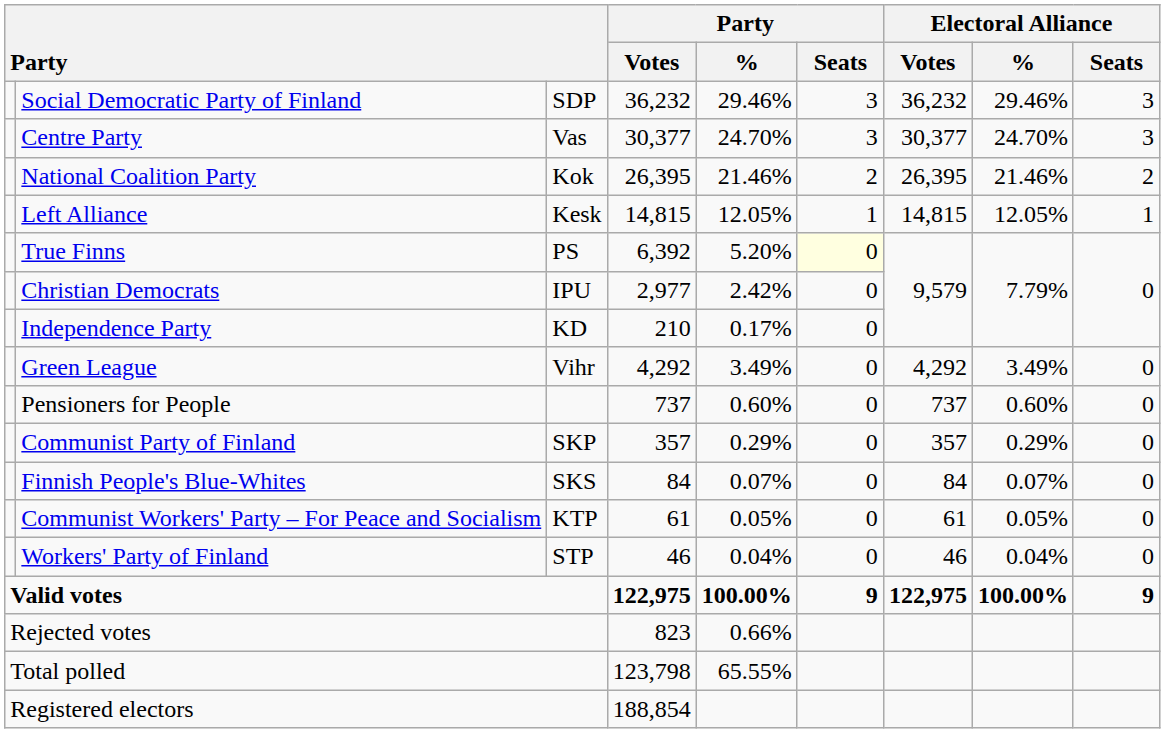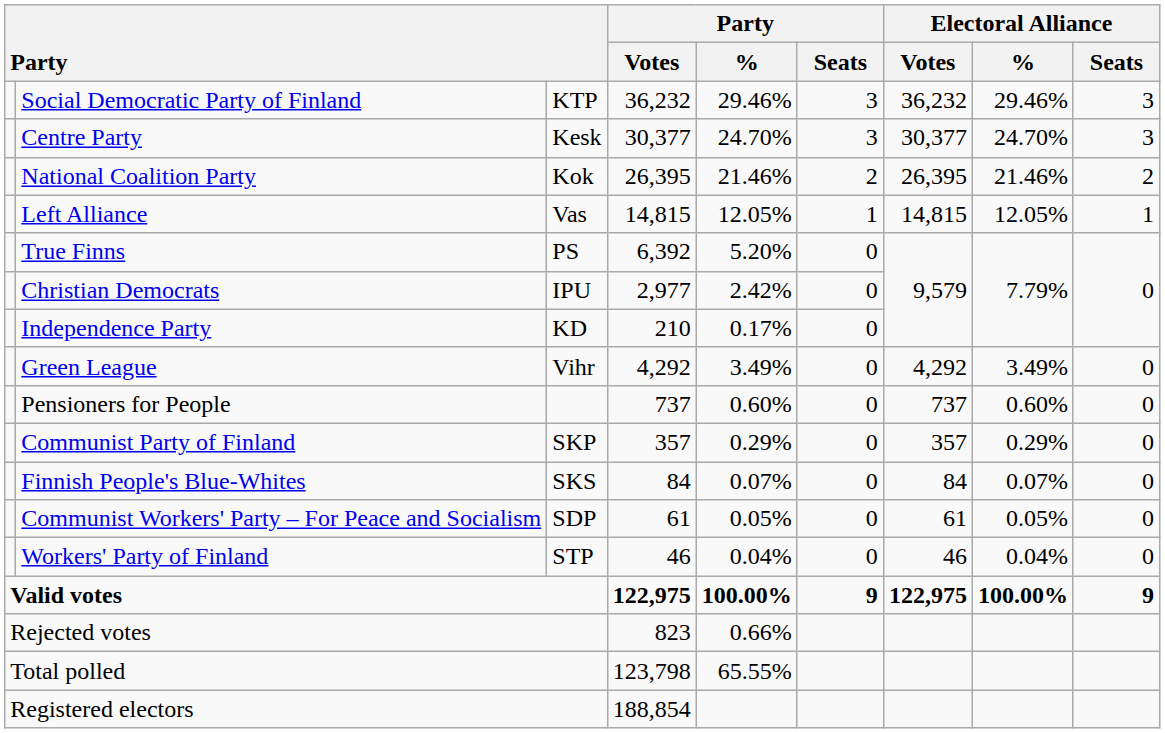(574, 99) SDP -> (575, 99) KTP
(570, 137) Vas -> (577, 137) Kesk
(577, 213) Kesk -> (570, 213) Vas
(872, 251) lightyellow background -> (872, 251) no background
(575, 518) KTP -> (574, 518) SDP
